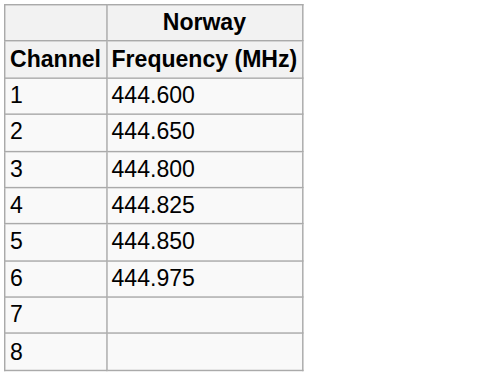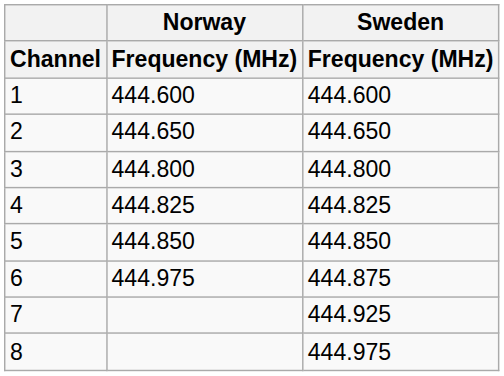+ column: (401, 59)
